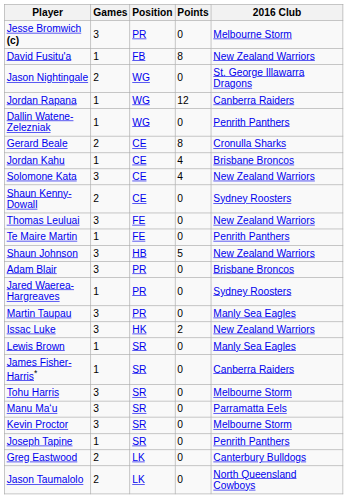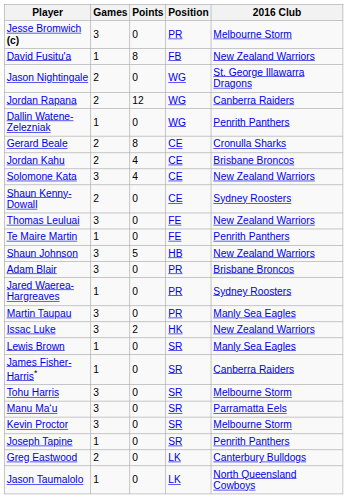columns swapped: (193, 12) <-> (152, 12)
(96, 100) 1 -> (96, 100) 2
(96, 160) 1 -> (96, 160) 2
(96, 480) 2 -> (96, 480) 1
